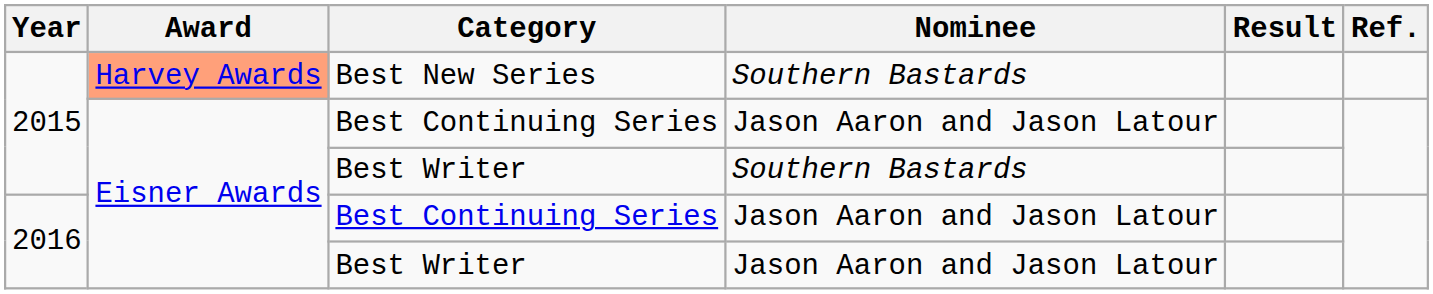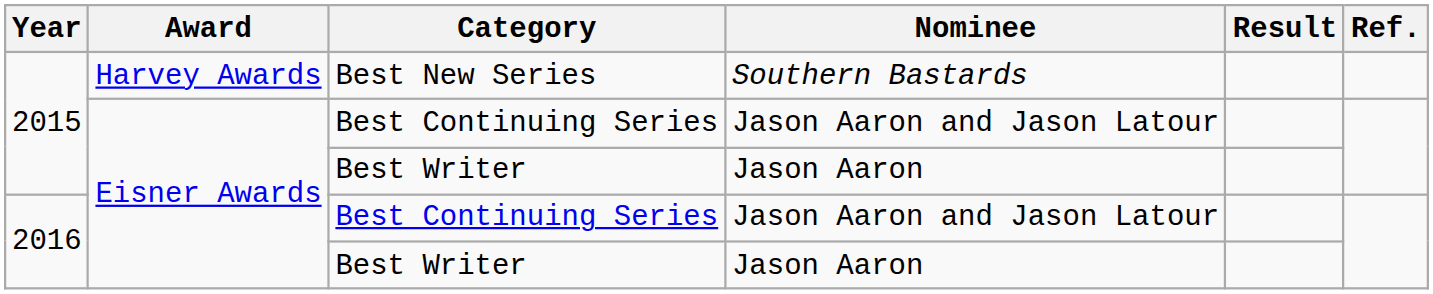(209, 76) lightsalmon background -> (209, 76) no background
(880, 170) Southern Bastards -> (828, 170) Jason Aaron
(976, 265) Jason Aaron and Jason Latour -> (828, 265) Jason Aaron
